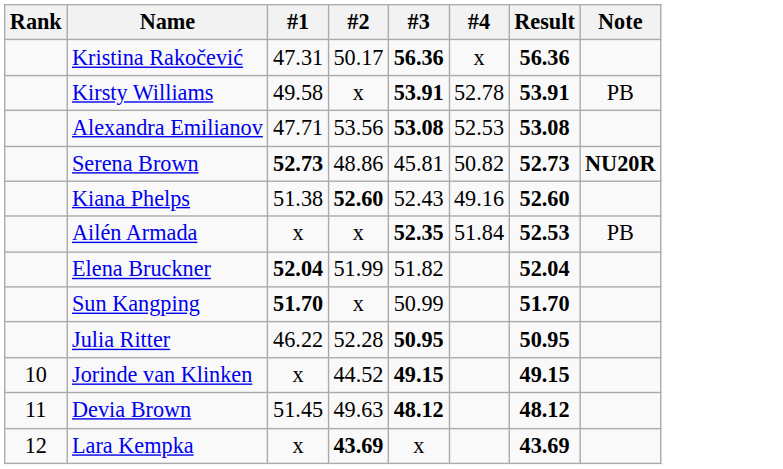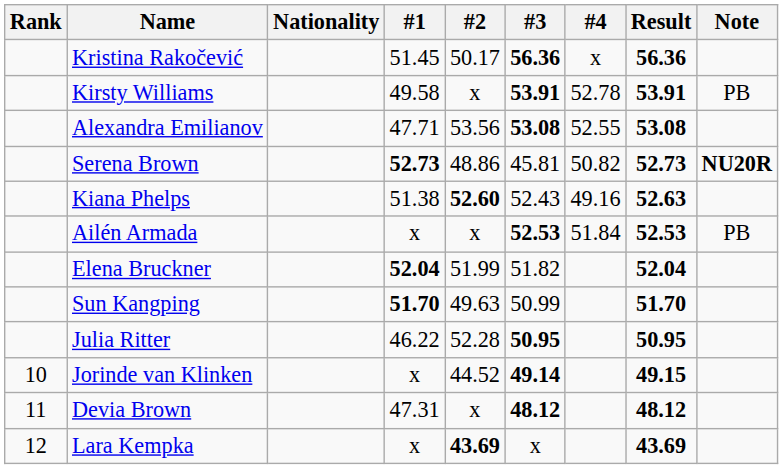+ column: (326, 22)
(298, 57) 47.31 -> (415, 57) 51.45
(479, 127) 52.53 -> (596, 127) 52.55
(545, 198) 52.60 -> (661, 198) 52.63
(419, 233) 52.35 -> (535, 233) 52.53
(358, 304) x -> (475, 304) 49.63
(419, 374) 49.15 -> (535, 374) 49.14
(298, 410) 51.45 -> (415, 410) 47.31
(358, 410) 49.63 -> (475, 410) x
